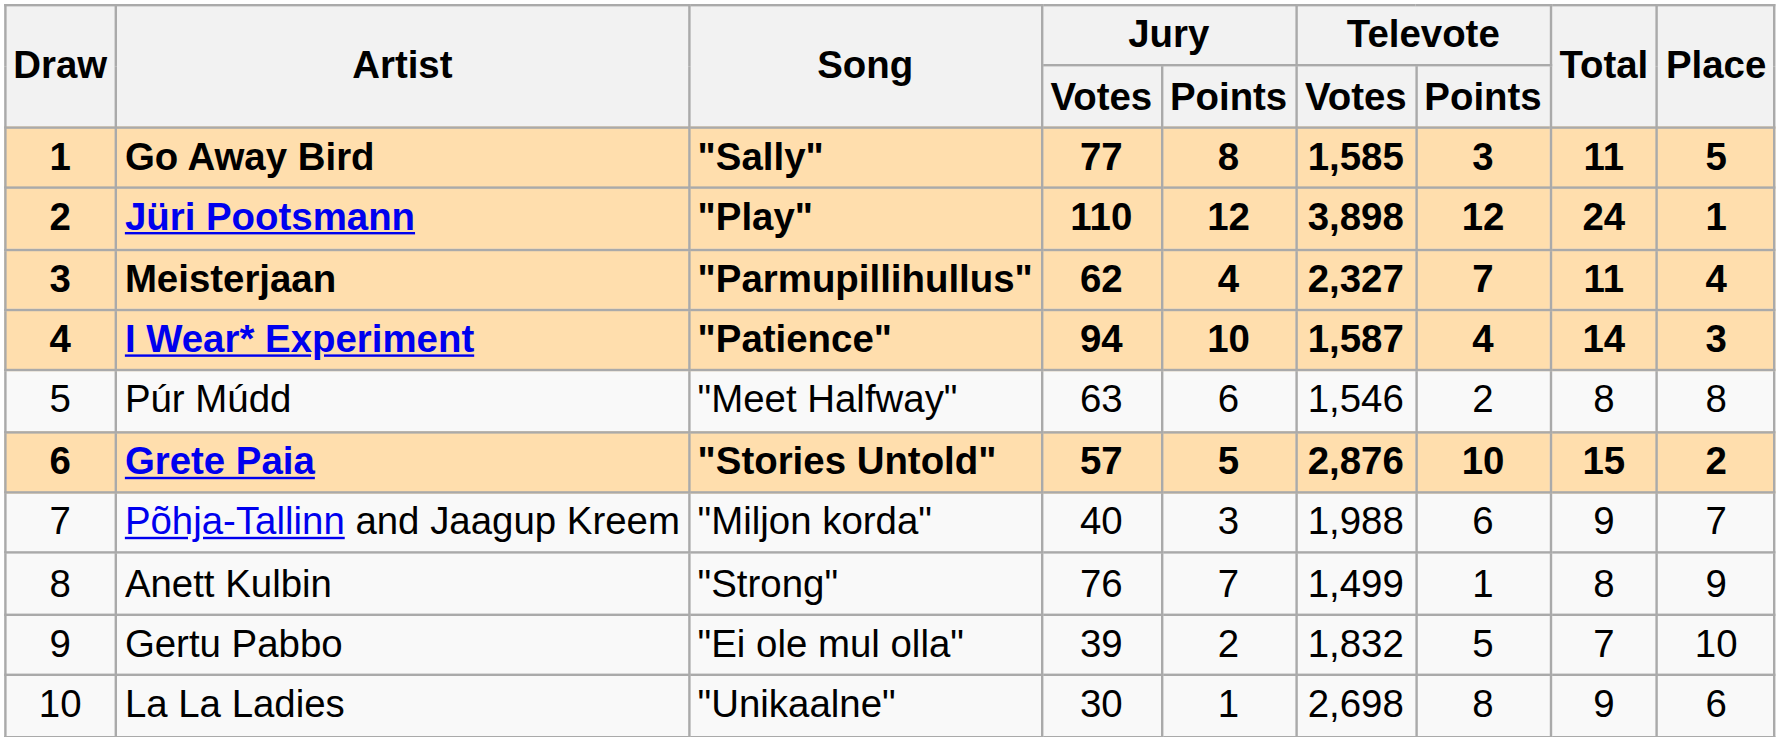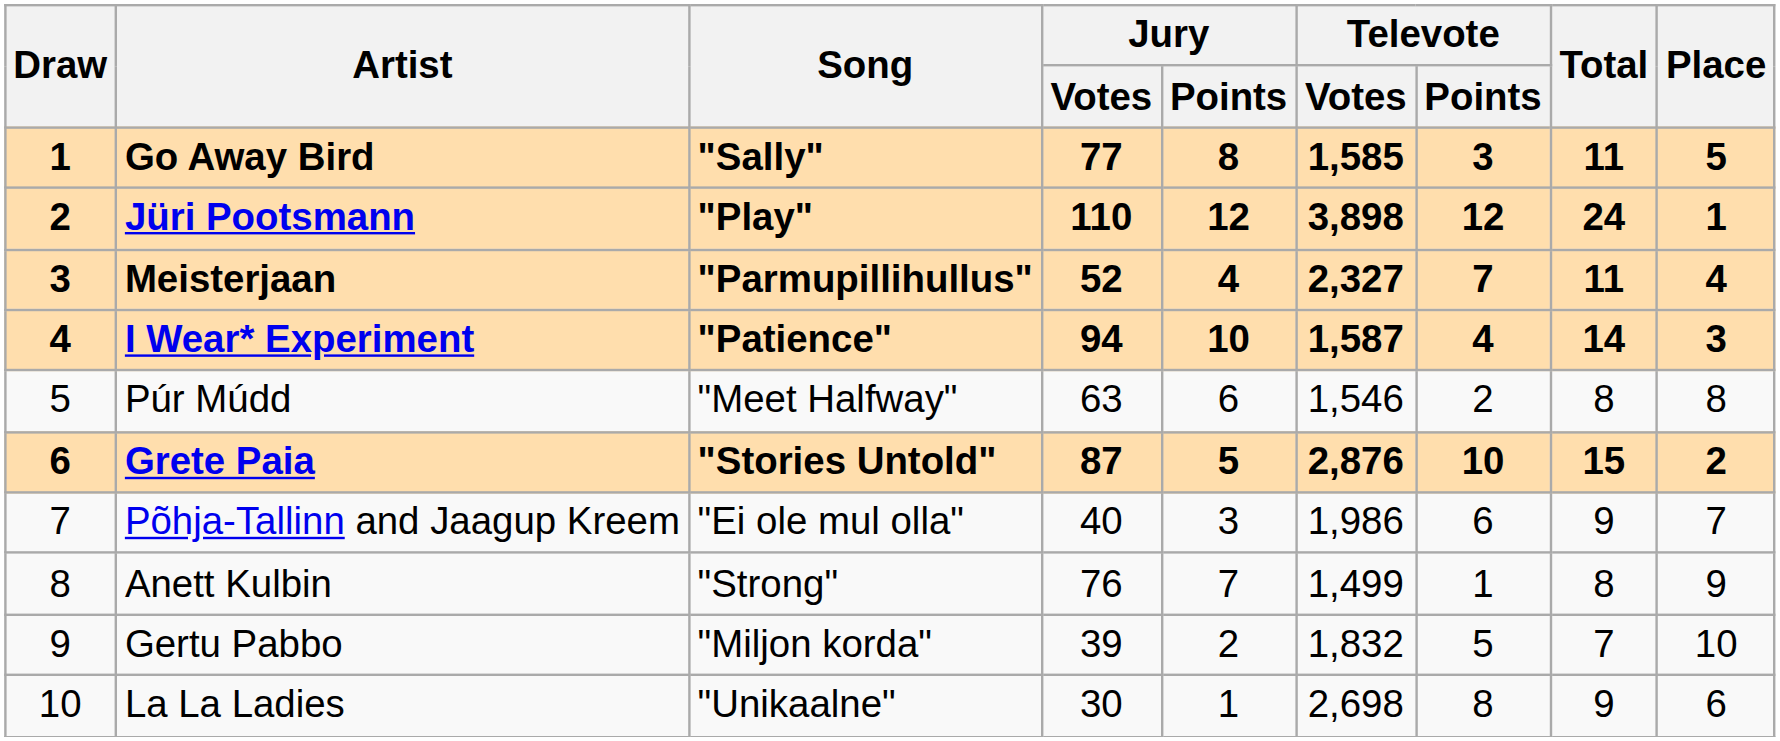(1101, 278) 62 -> (1101, 278) 52
(1101, 461) 57 -> (1101, 461) 87
(815, 522) "Miljon korda" -> (831, 522) "Ei ole mul olla"
(1356, 522) 1,988 -> (1356, 522) 1,986
(831, 643) "Ei ole mul olla" -> (815, 643) "Miljon korda"
